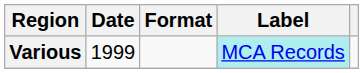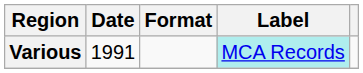(113, 52) 1999 -> (113, 52) 1991
